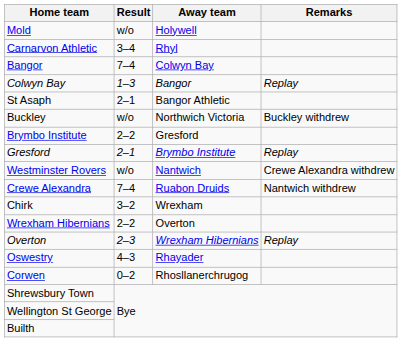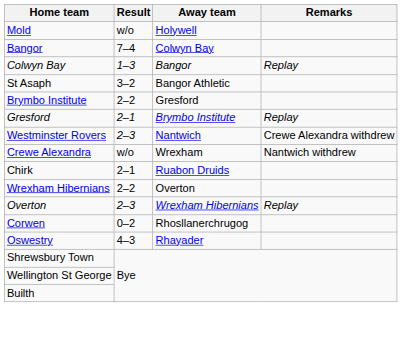- row: (52, 48)
(126, 100) 2–1 -> (126, 83) 3–2
- row: (26, 118)
(125, 170) w/o -> (126, 135) 2–3
(126, 188) 7–4 -> (125, 153) w/o
(192, 188) Ruabon Druids -> (179, 153) Wrexham
(126, 205) 3–2 -> (126, 170) 2–1
(179, 205) Wrexham -> (192, 170) Ruabon Druids
rows swapped: (26, 275) <-> (30, 258)
